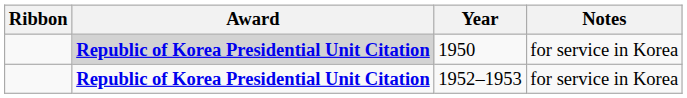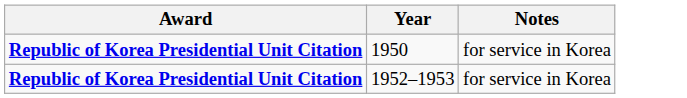- column: (38, 19)
(253, 49) lightgrey background -> (186, 49) no background
